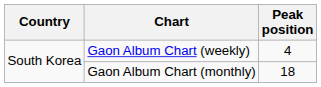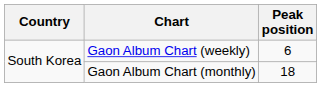(288, 51) 4 -> (288, 51) 6
